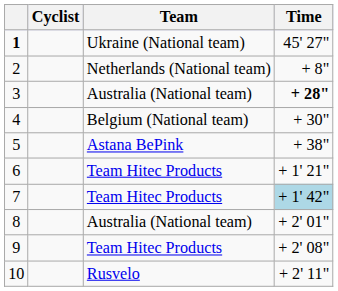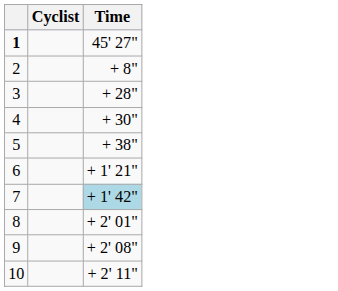- column: (179, 17)
(310, 94) bold -> (120, 94) normal
